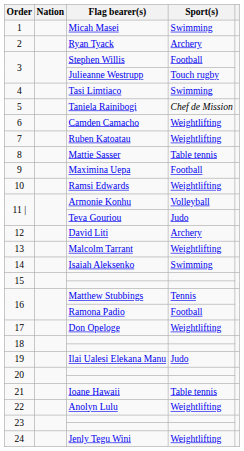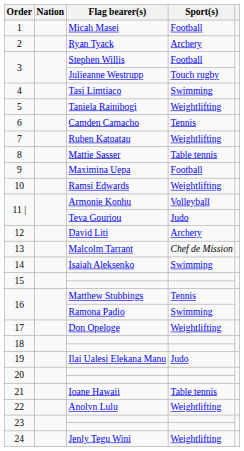(192, 28) Swimming -> (187, 28) Football
(202, 107) Chef de Mission -> (196, 107) Weightlifting
(196, 123) Weightlifting -> (183, 123) Tennis
(196, 249) Weightlifting -> (202, 249) Chef de Mission
(187, 312) Football -> (192, 312) Swimming
